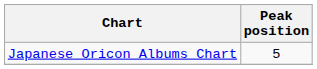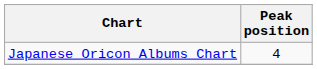(276, 54) 5 -> (276, 54) 4
